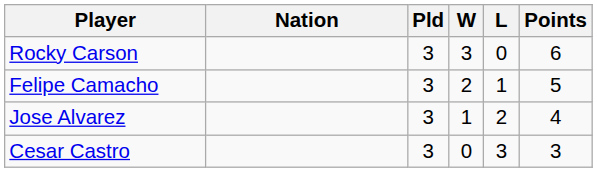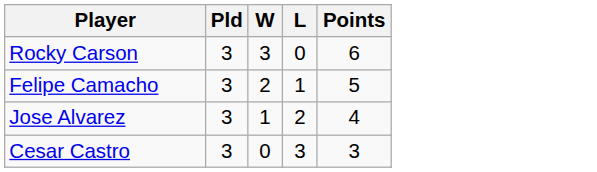- column: (307, 20)
